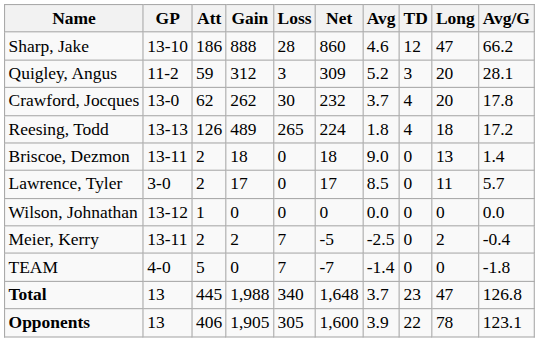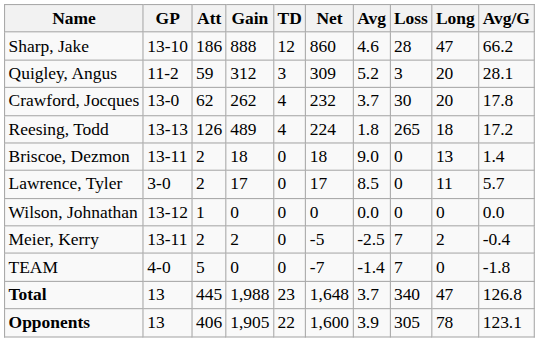columns swapped: (295, 18) <-> (416, 18)
